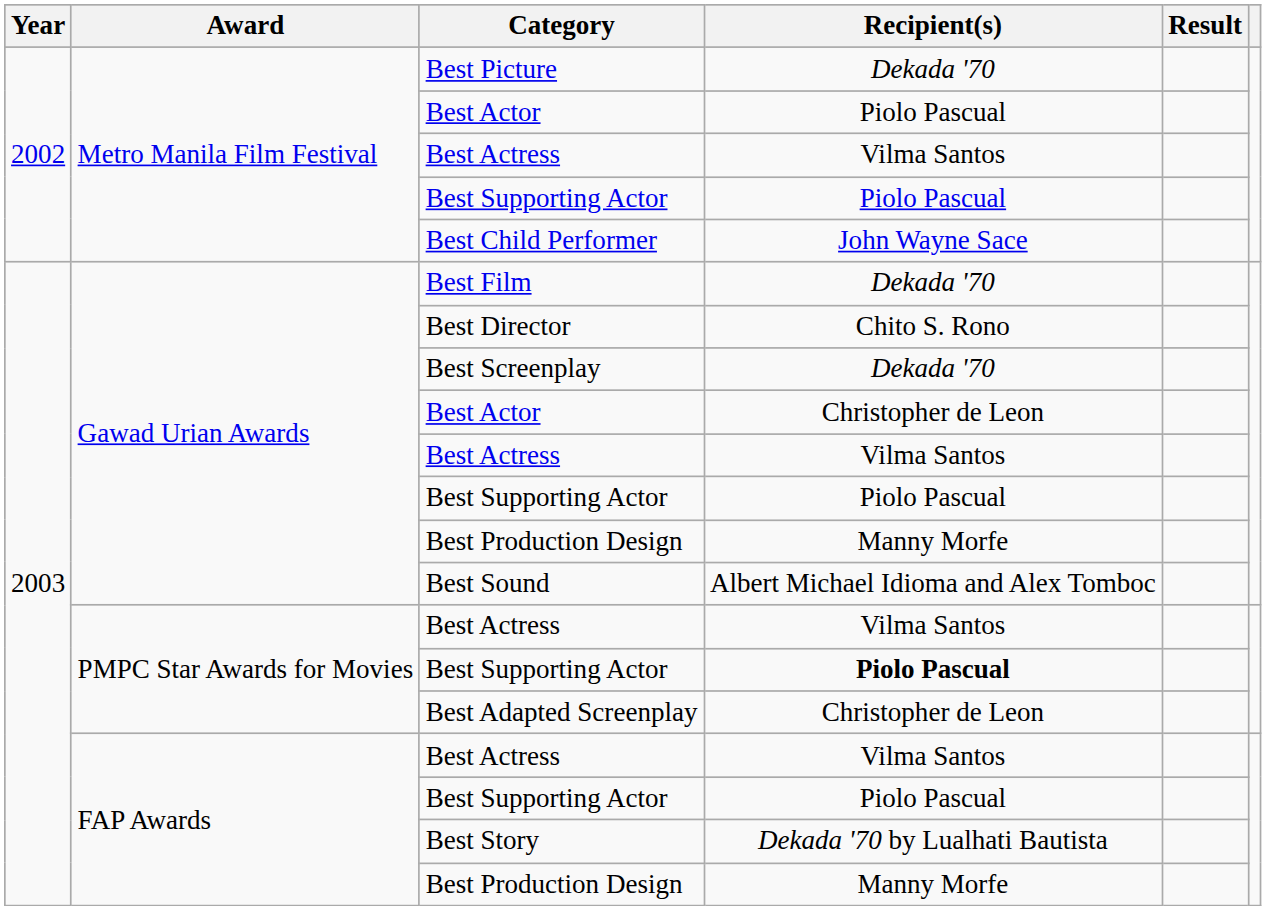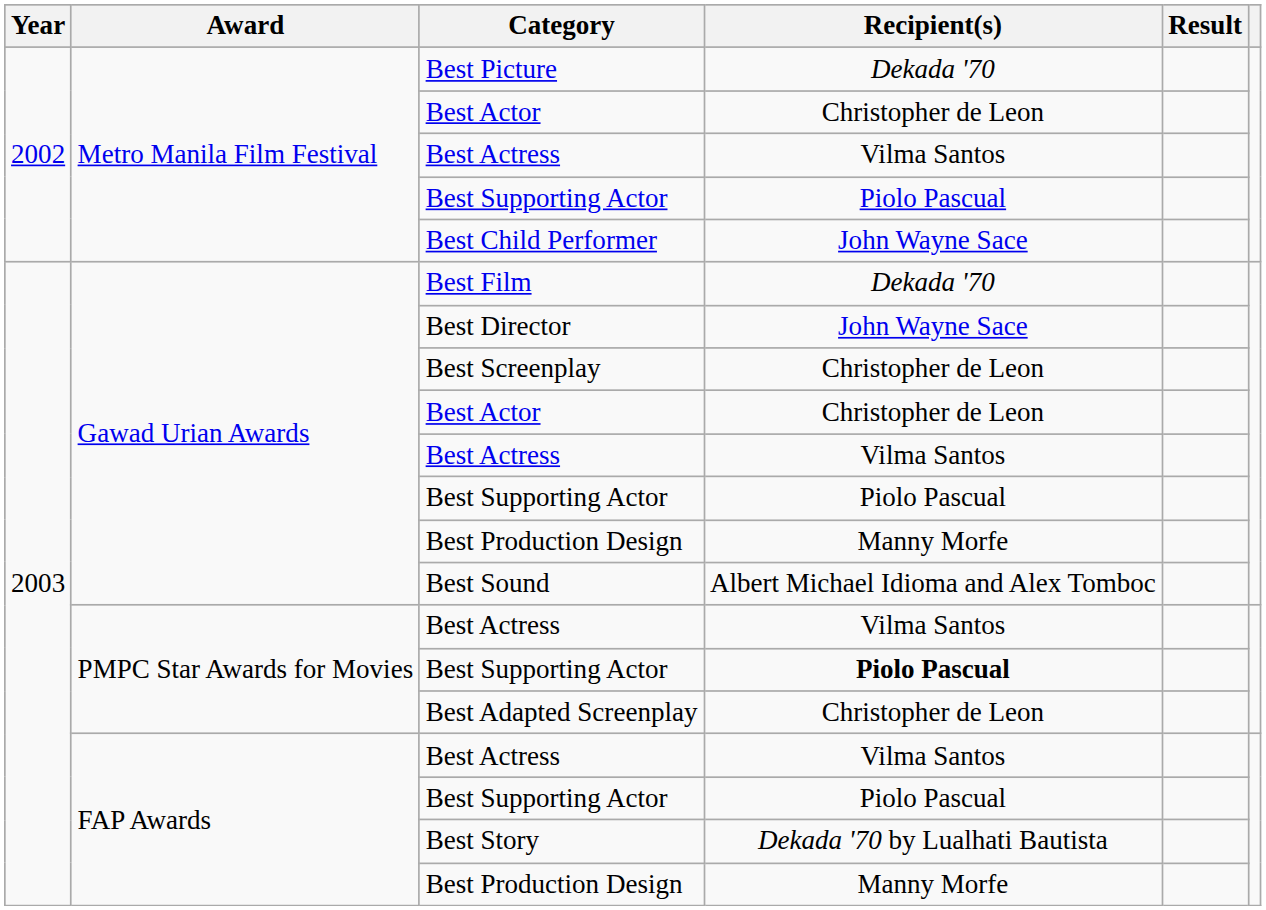(933, 111) Piolo Pascual -> (933, 111) Christopher de Leon
(933, 326) Chito S. Rono -> (933, 326) John Wayne Sace
(933, 369) Dekada '70 -> (933, 369) Christopher de Leon
